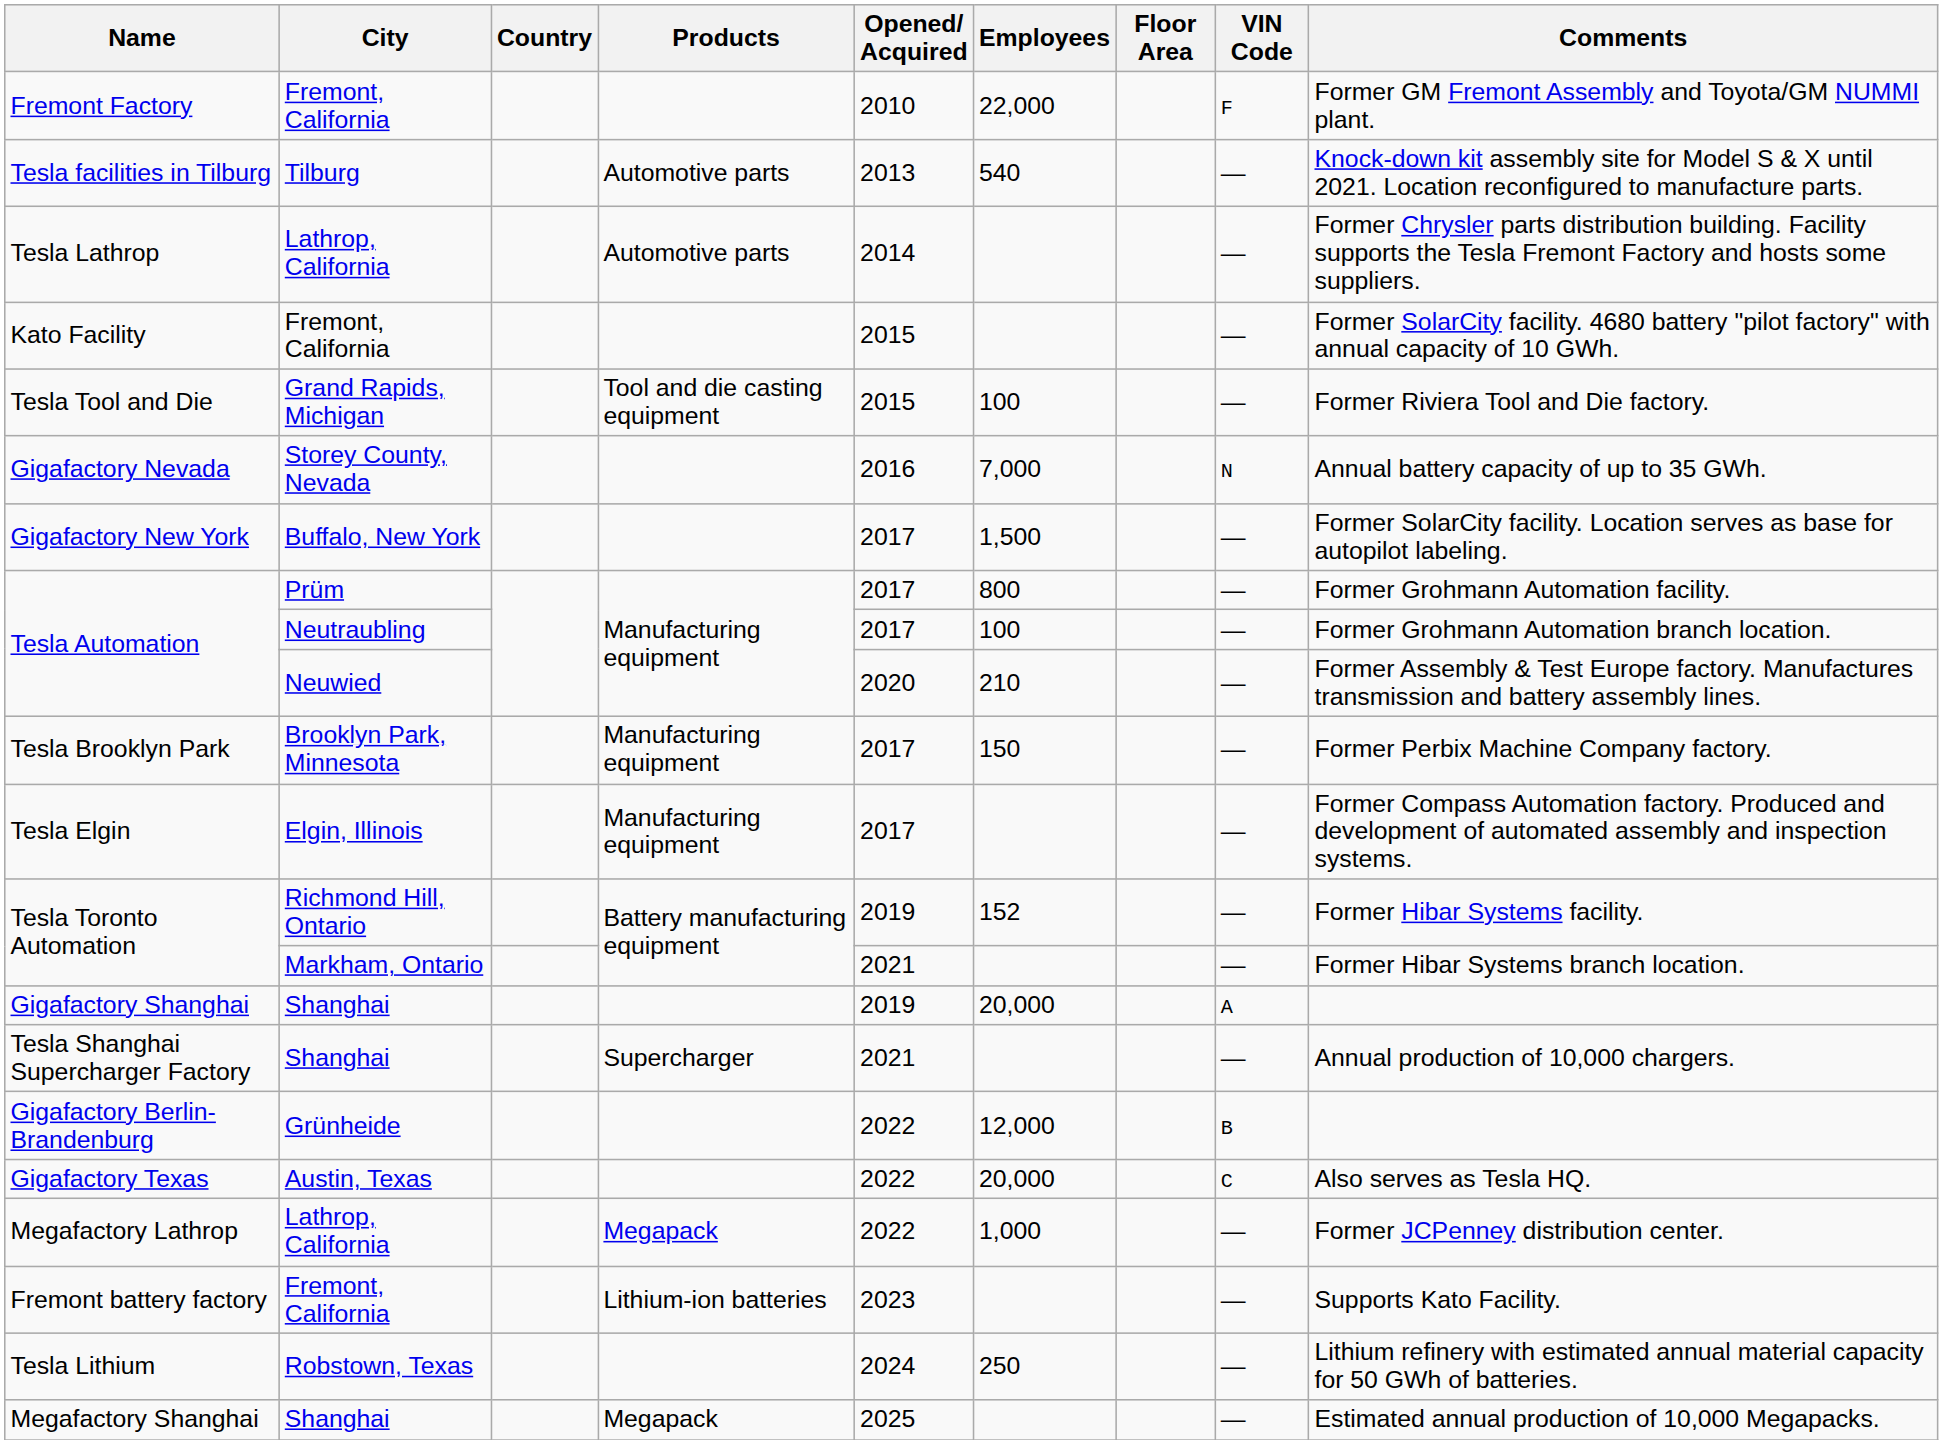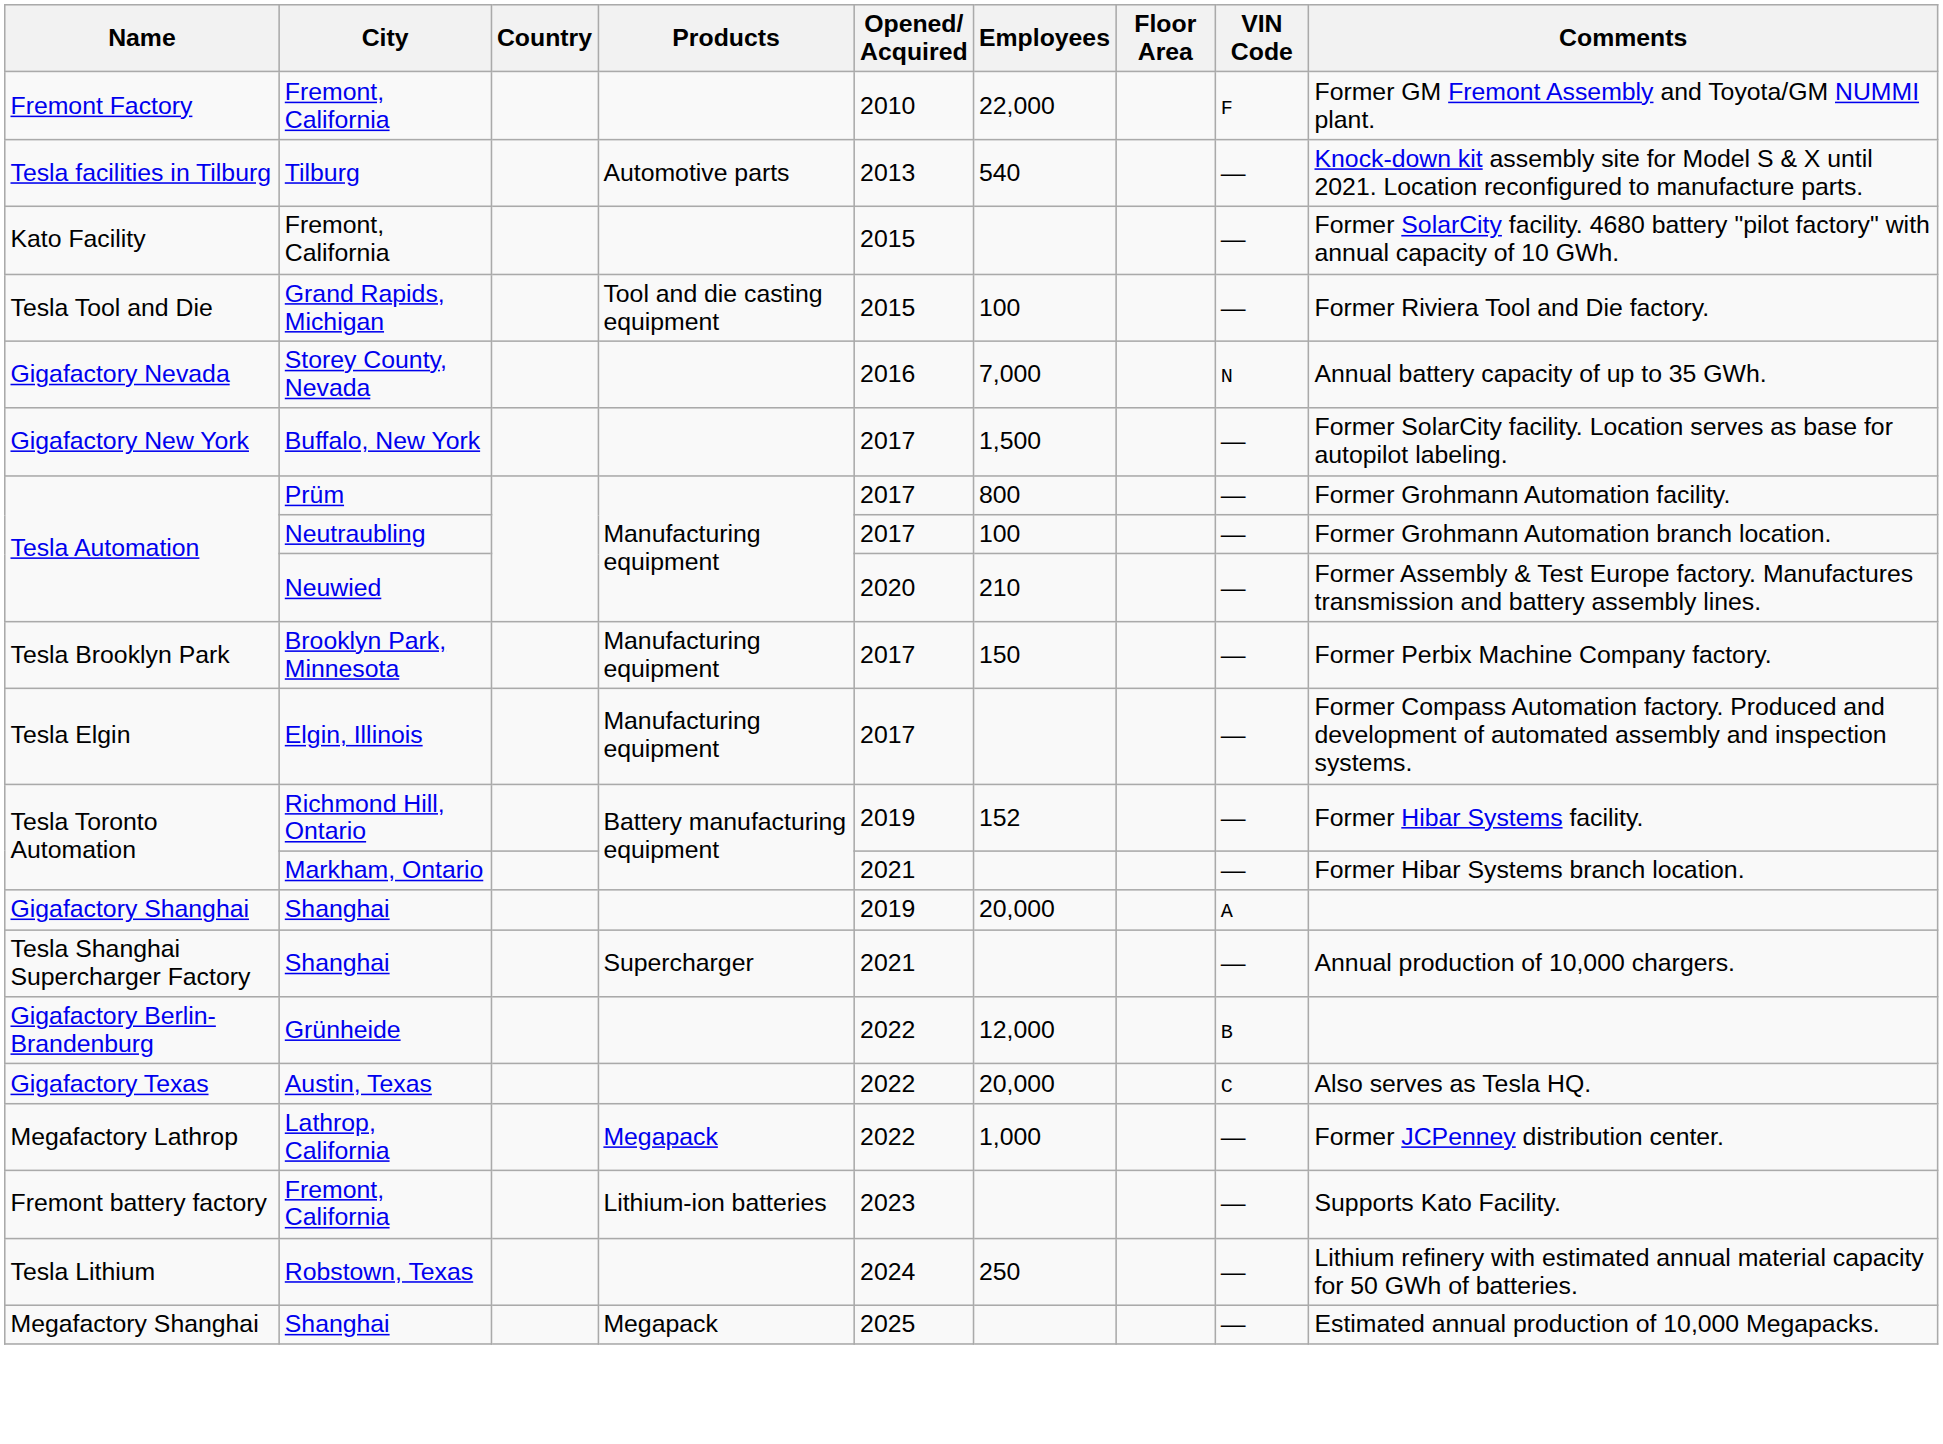- row: (85, 253)
